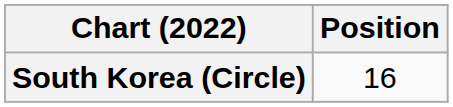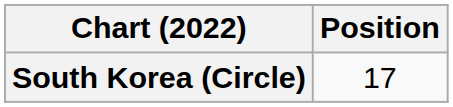(380, 76) 16 -> (380, 76) 17
